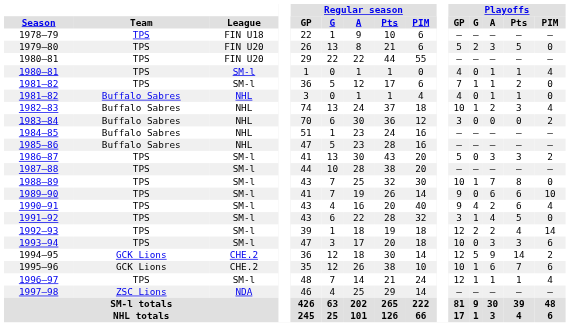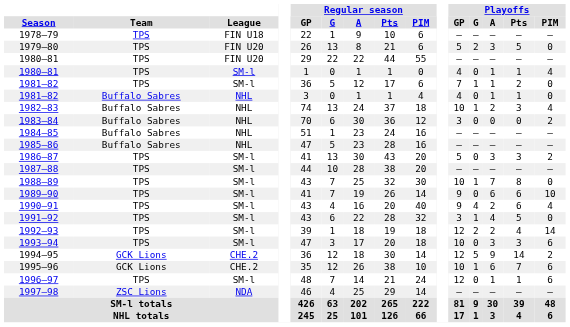(476, 279) 1 -> (476, 279) 0
(550, 279) 4 -> (550, 279) 6
